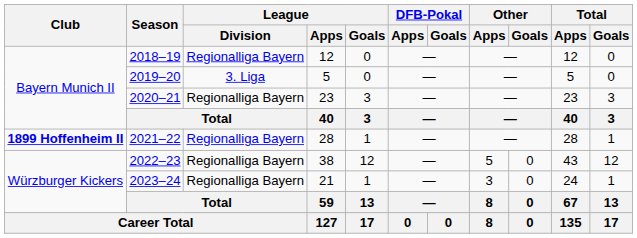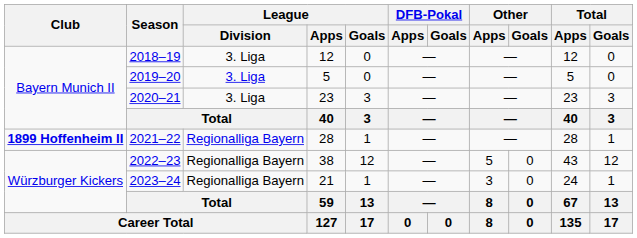(245, 56) Regionalliga Bayern -> (245, 56) 3. Liga
(245, 98) Regionalliga Bayern -> (245, 98) 3. Liga
